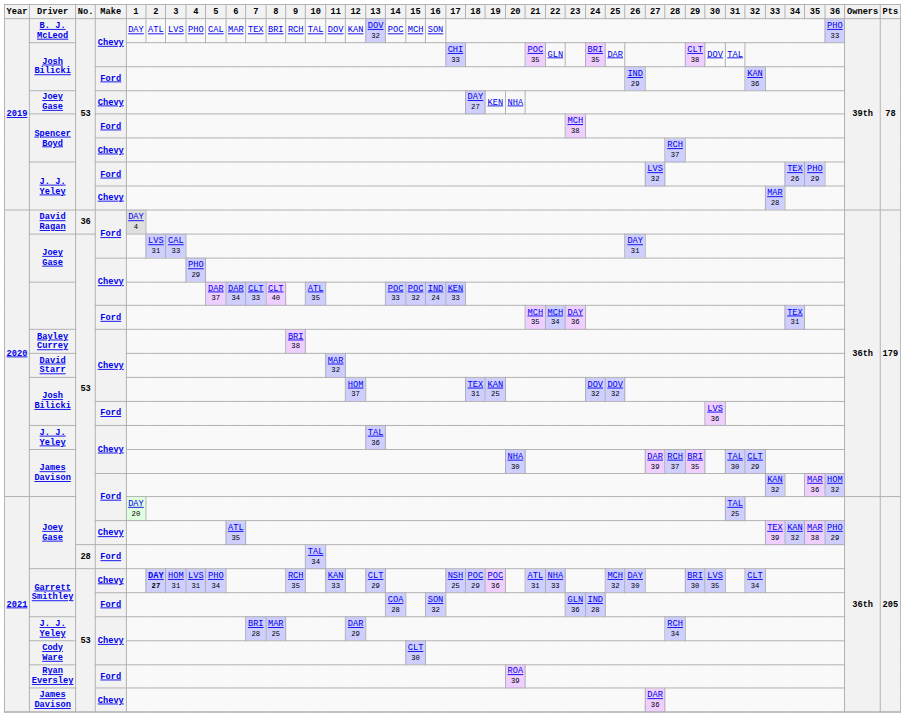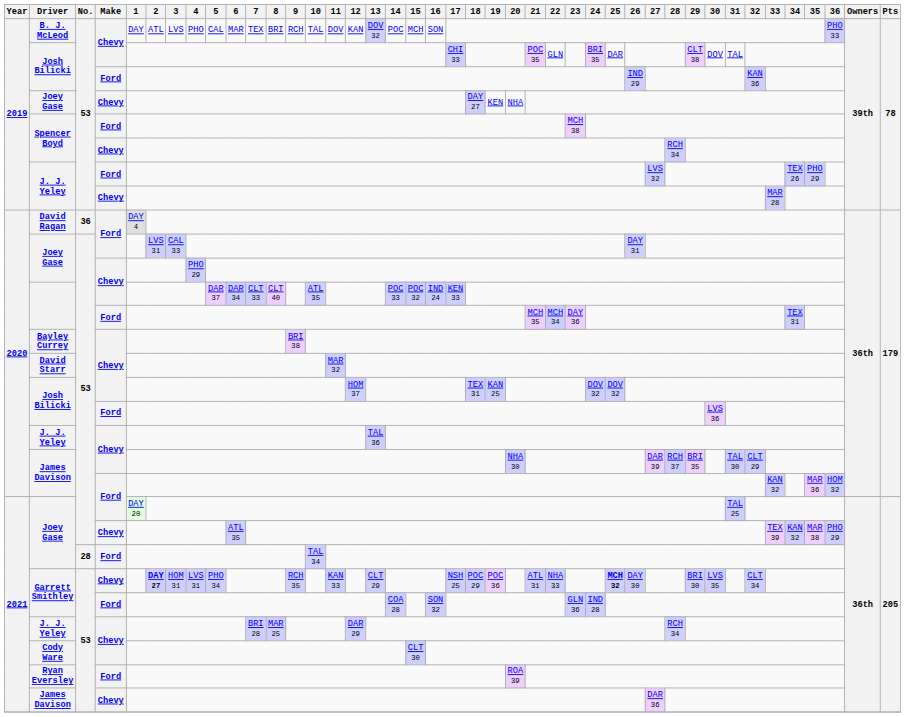(675, 149) RCH 37 -> (675, 149) RCH 34
(615, 580) normal -> (615, 580) bold
